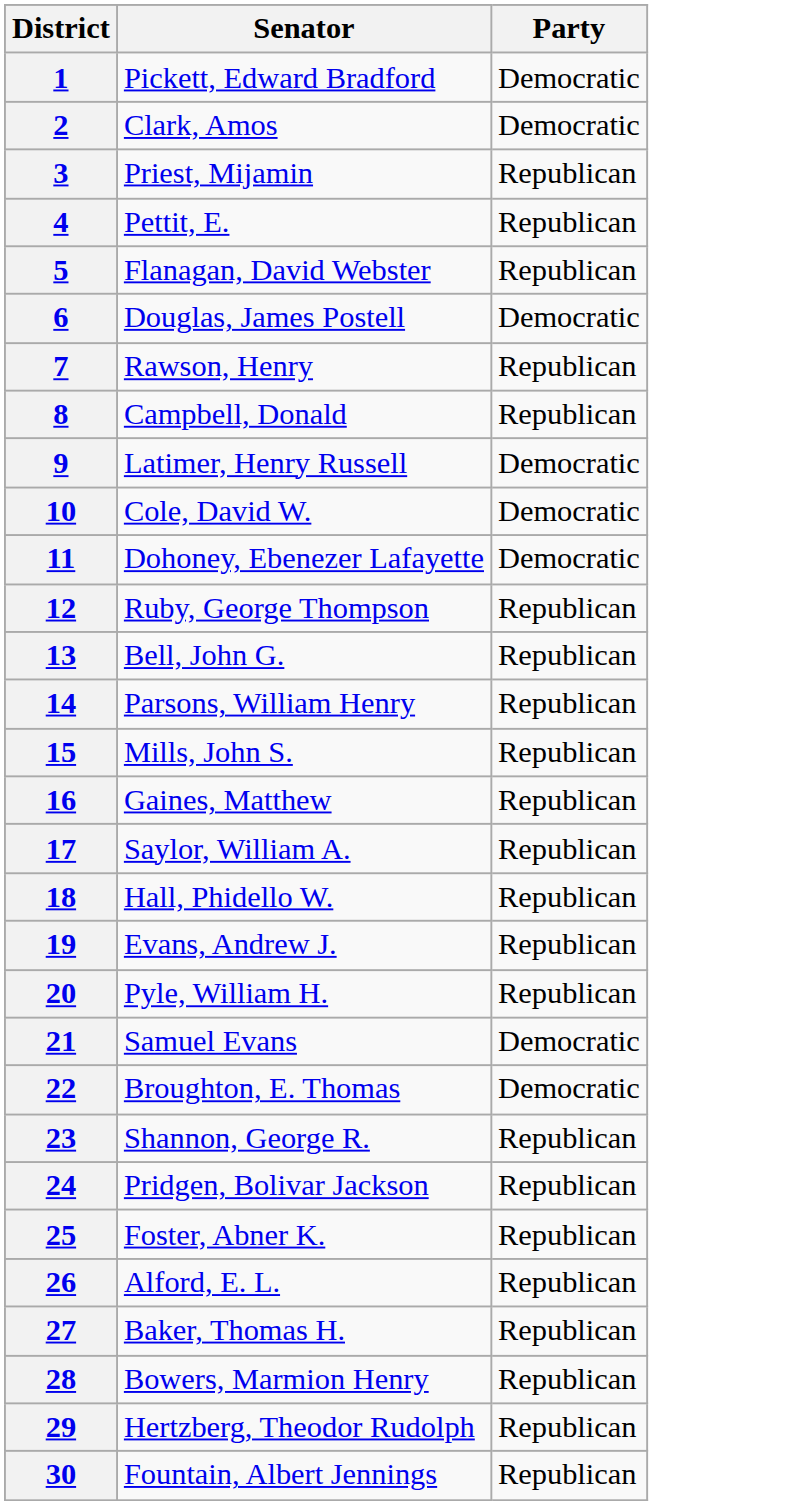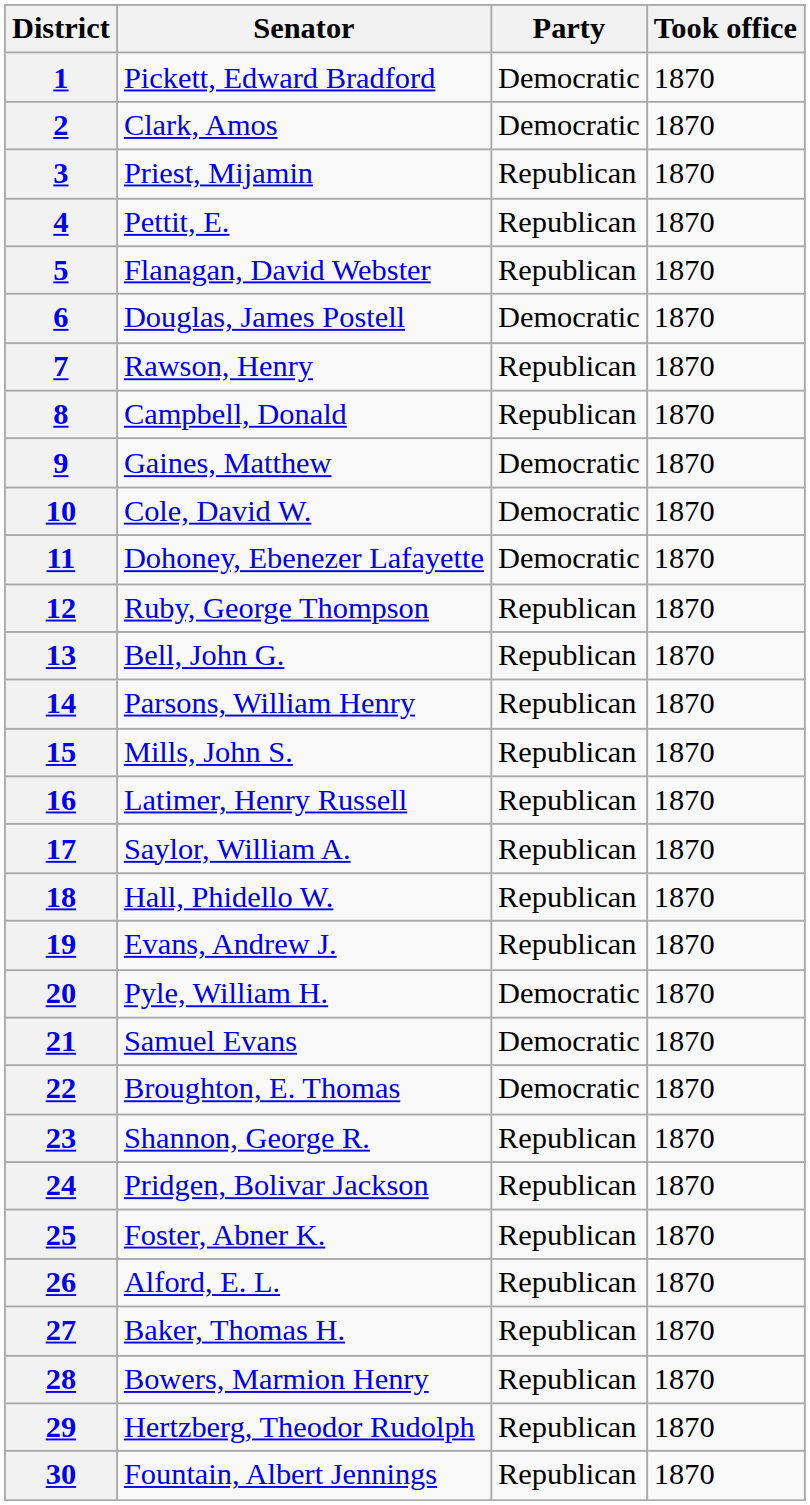+ column: (725, 28)
(266, 462) Latimer, Henry Russell -> (228, 462) Gaines, Matthew
(228, 800) Gaines, Matthew -> (266, 800) Latimer, Henry Russell
(567, 992) Republican -> (569, 992) Democratic
